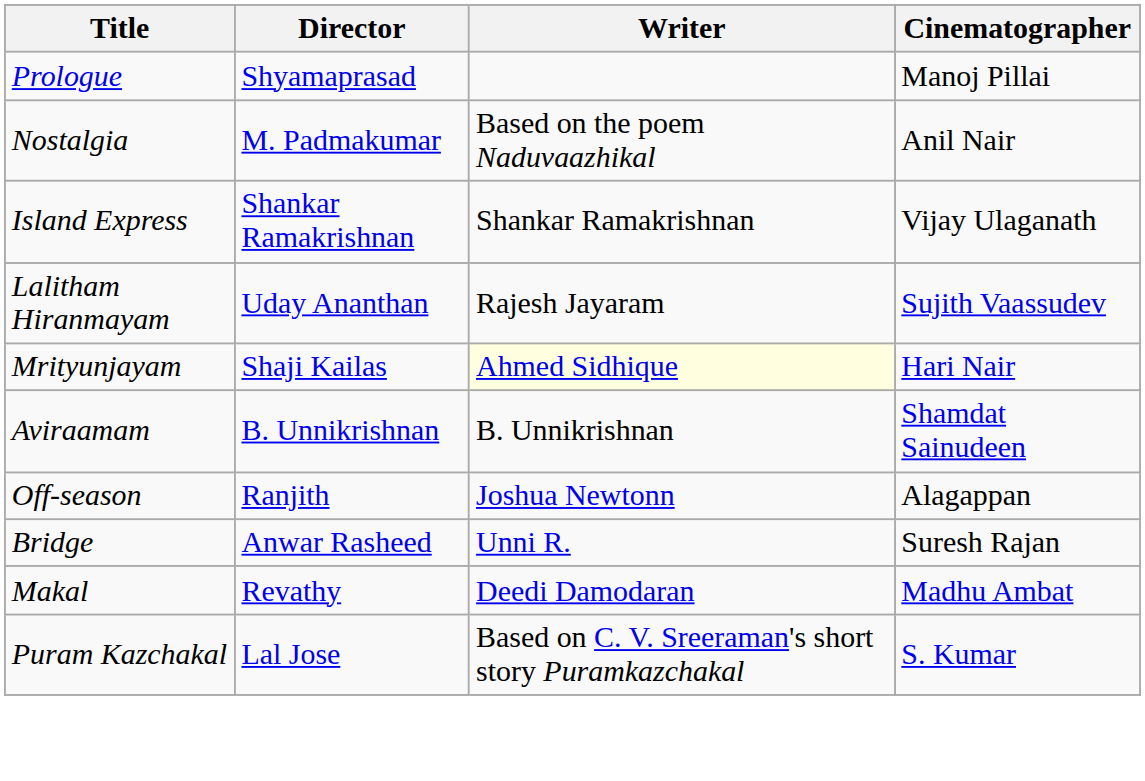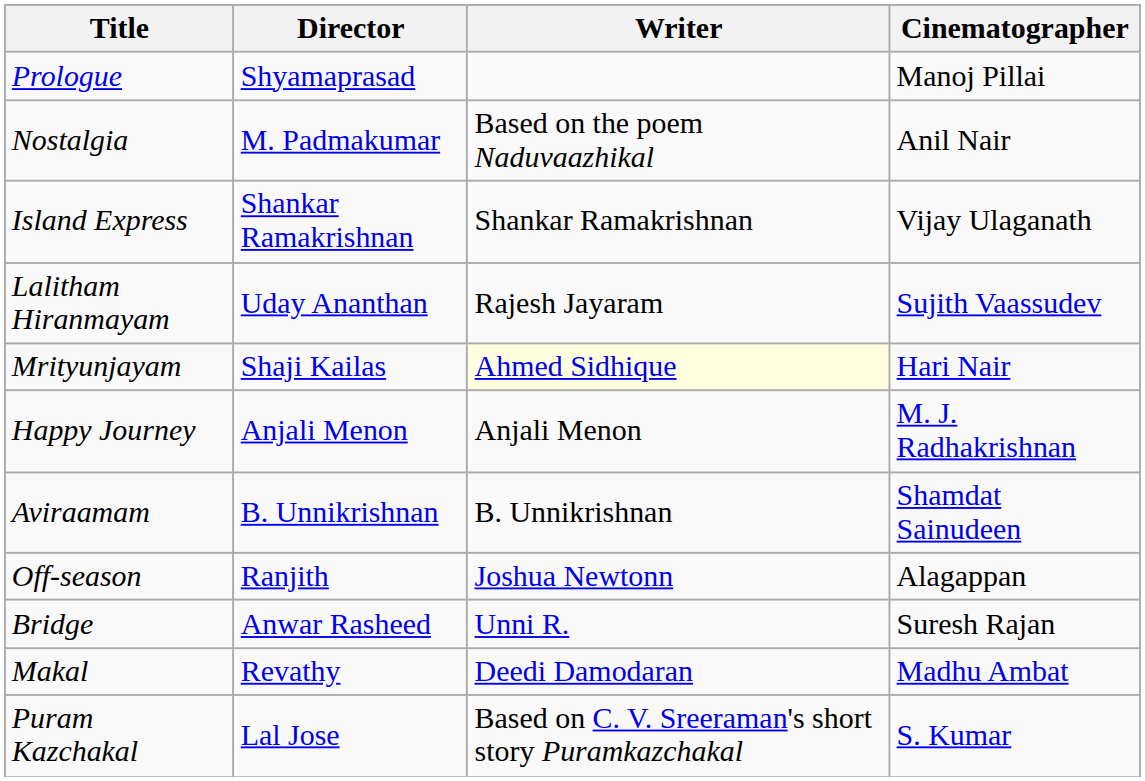+ row: (104, 430)
